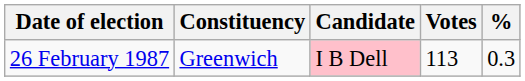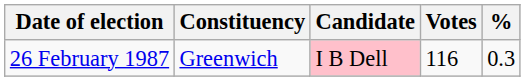(442, 57) 113 -> (442, 57) 116
